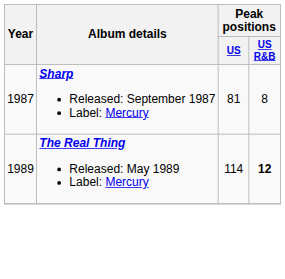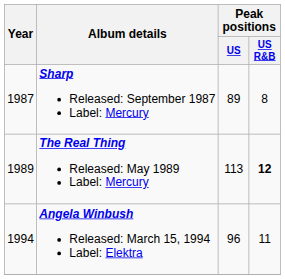(234, 99) 81 -> (234, 99) 89
(234, 169) 114 -> (234, 169) 113
+ row: (127, 233)
